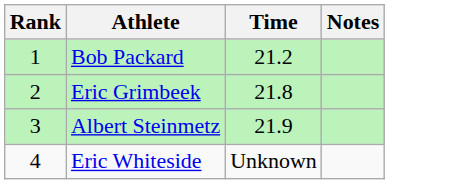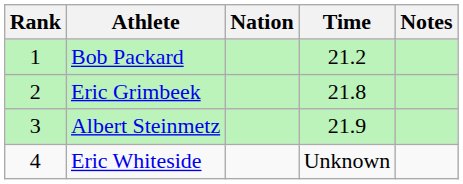+ column: (262, 21)
